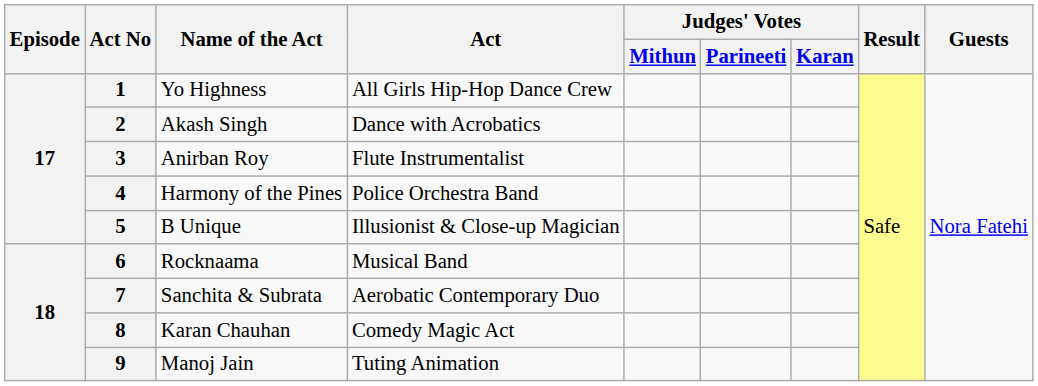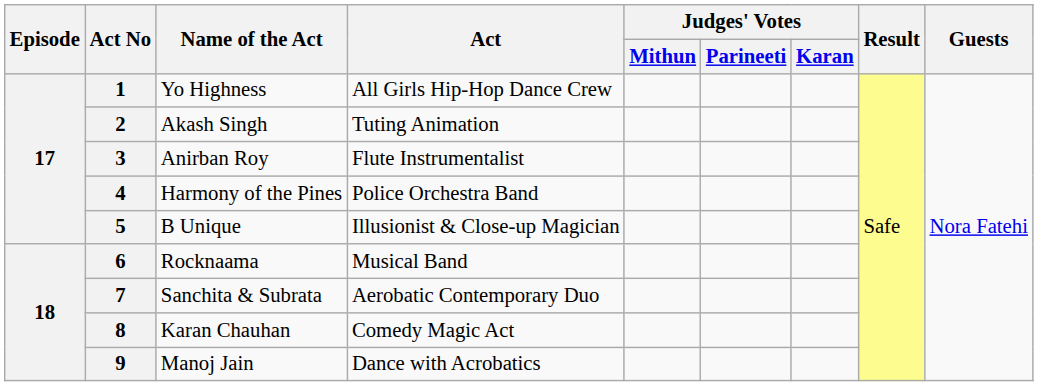(446, 124) Dance with Acrobatics -> (426, 124) Tuting Animation
(426, 363) Tuting Animation -> (446, 363) Dance with Acrobatics
